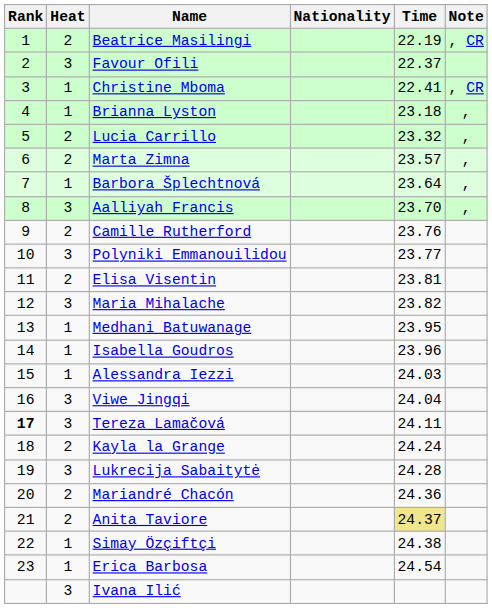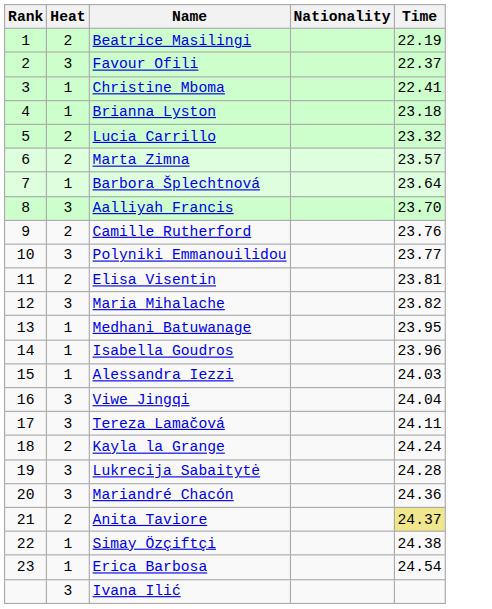- column: (466, 17)
(26, 424) bold -> (26, 424) normal
(68, 495) 2 -> (68, 495) 3
